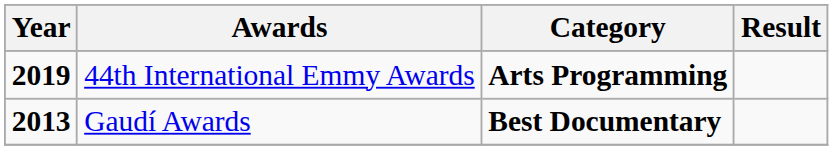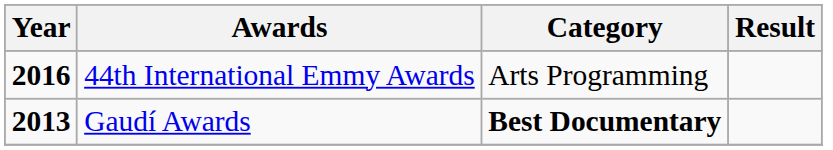(41, 74) 2019 -> (41, 74) 2016
(608, 74) bold -> (598, 74) normal
